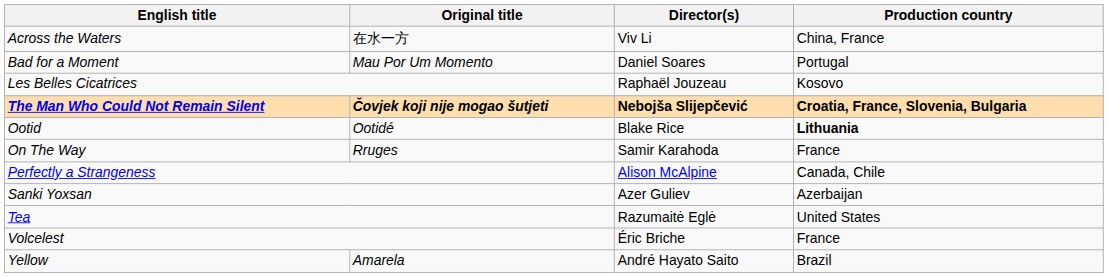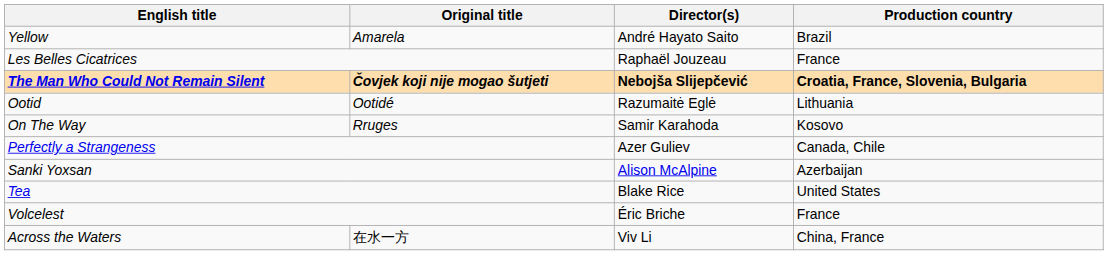rows swapped: (64, 38) <-> (28, 260)
- row: (63, 62)
(820, 84) Kosovo -> (818, 59) France
(651, 128) Blake Rice -> (667, 103) Razumaitė Eglė
(828, 128) bold -> (825, 103) normal
(818, 150) France -> (820, 125) Kosovo
(667, 172) Alison McAlpine -> (654, 147) Azer Guliev
(654, 194) Azer Guliev -> (667, 170) Alison McAlpine
(667, 216) Razumaitė Eglė -> (651, 192) Blake Rice
